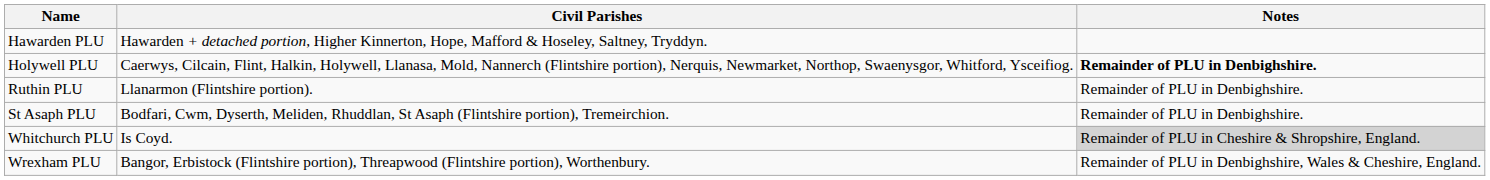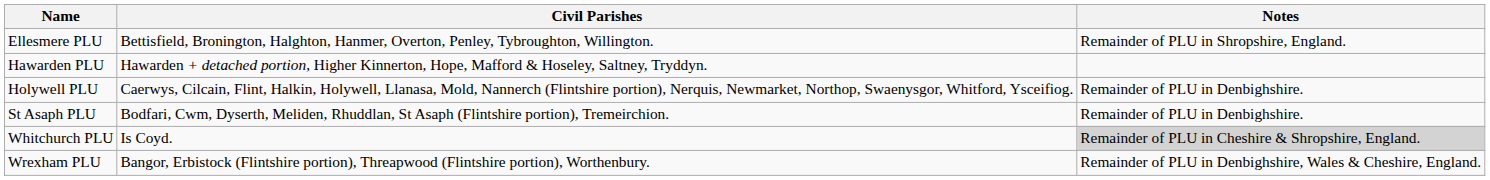+ row: (55, 41)
(1198, 65) bold -> (1192, 89) normal
- row: (45, 89)
